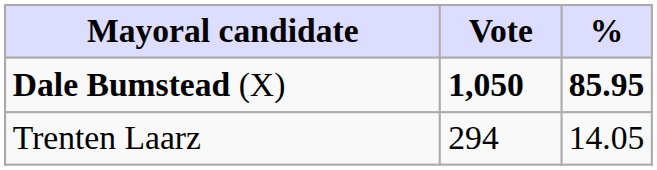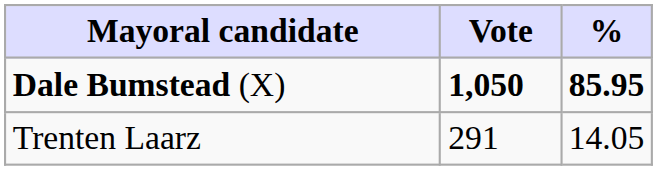(473, 137) 294 -> (473, 137) 291
